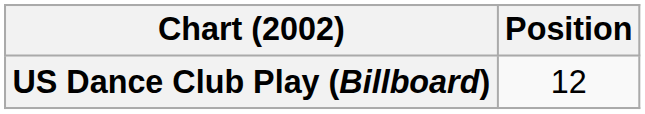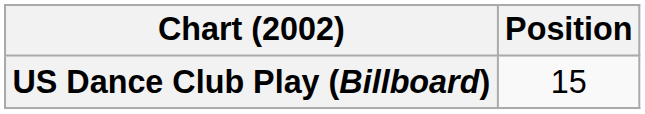(569, 81) 12 -> (569, 81) 15
